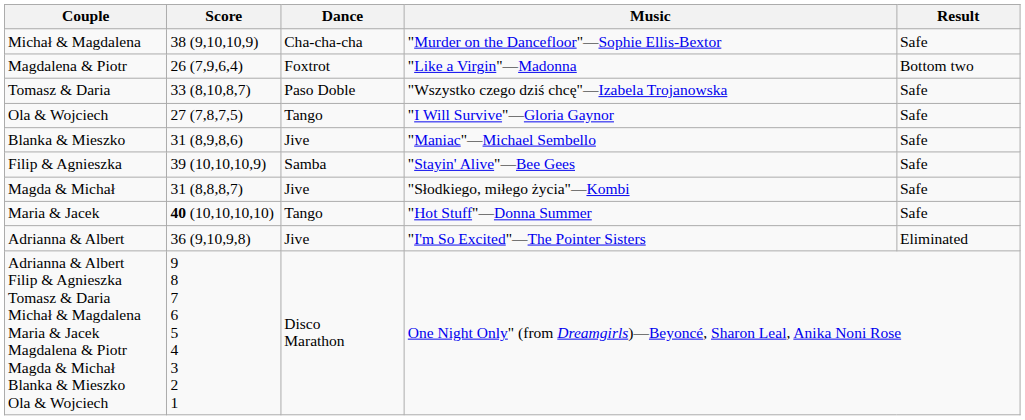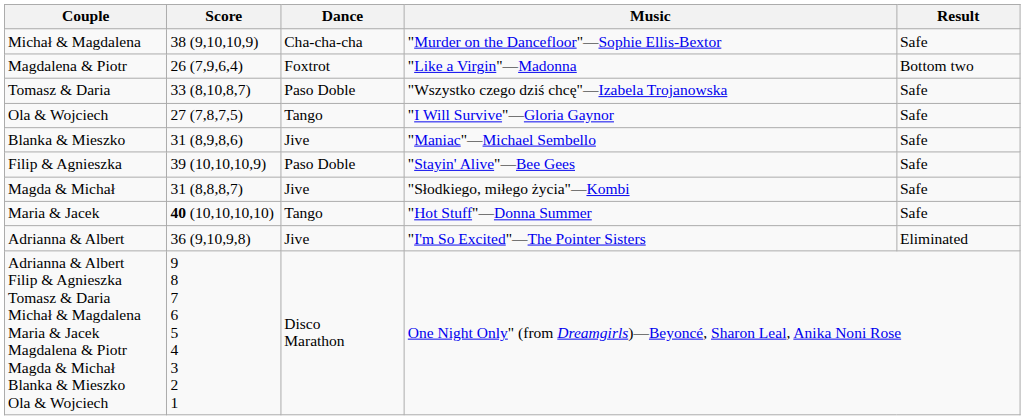(305, 164) Samba -> (320, 164) Paso Doble
